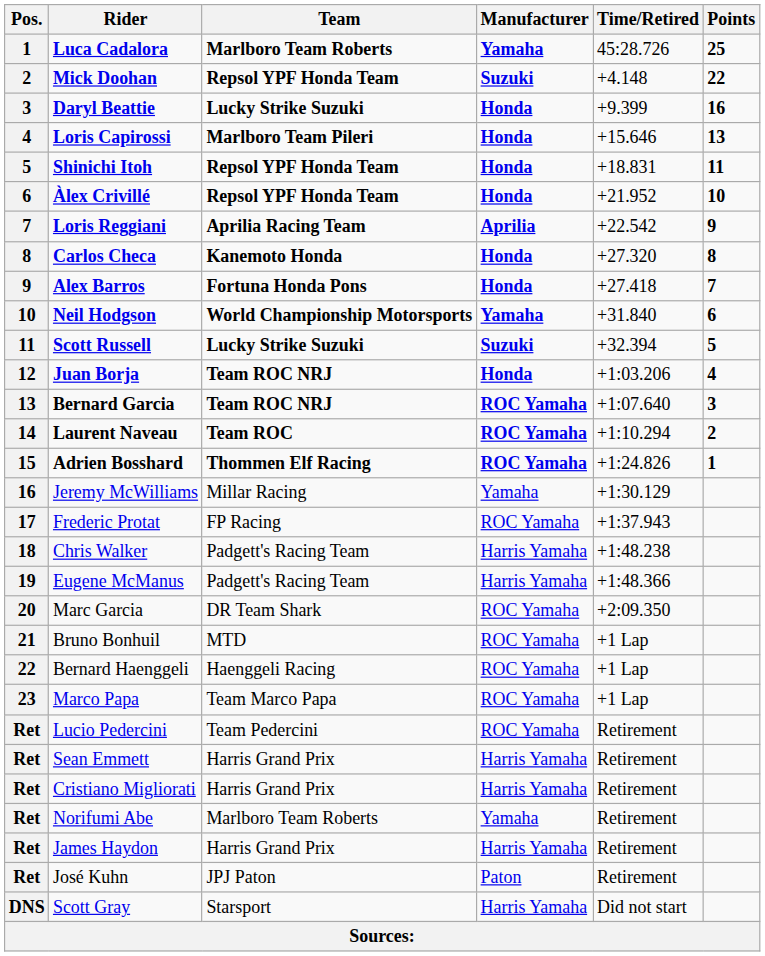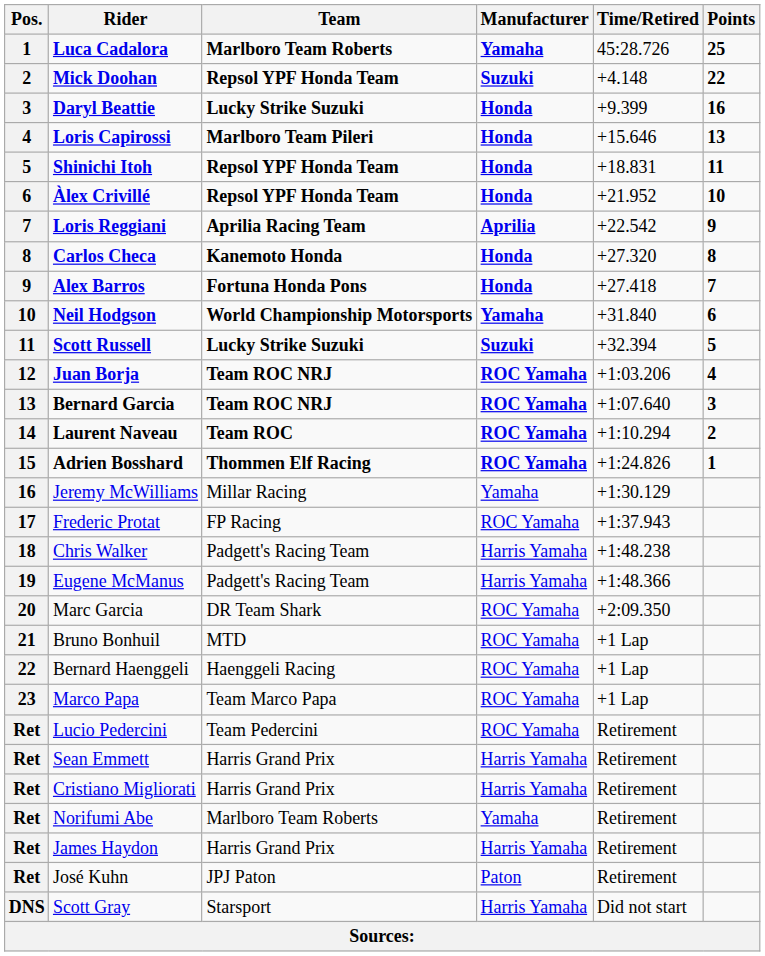(507, 374) Honda -> (534, 374) ROC Yamaha
